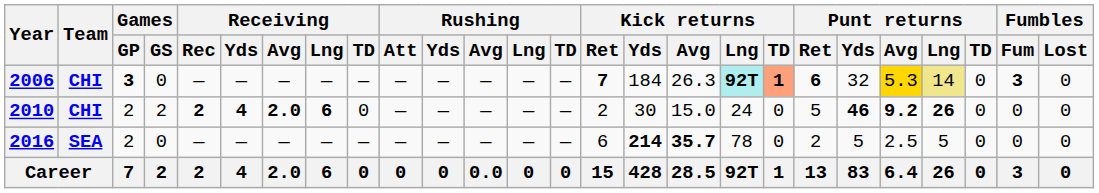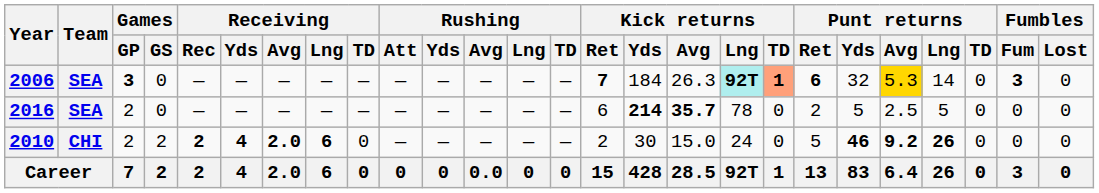(86, 81) CHI -> (86, 81) SEA
(943, 81) khaki background -> (943, 81) no background
rows swapped: (32, 112) <-> (32, 142)
